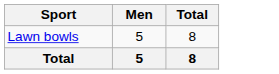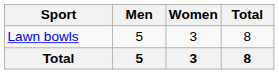+ column: (193, 15)
